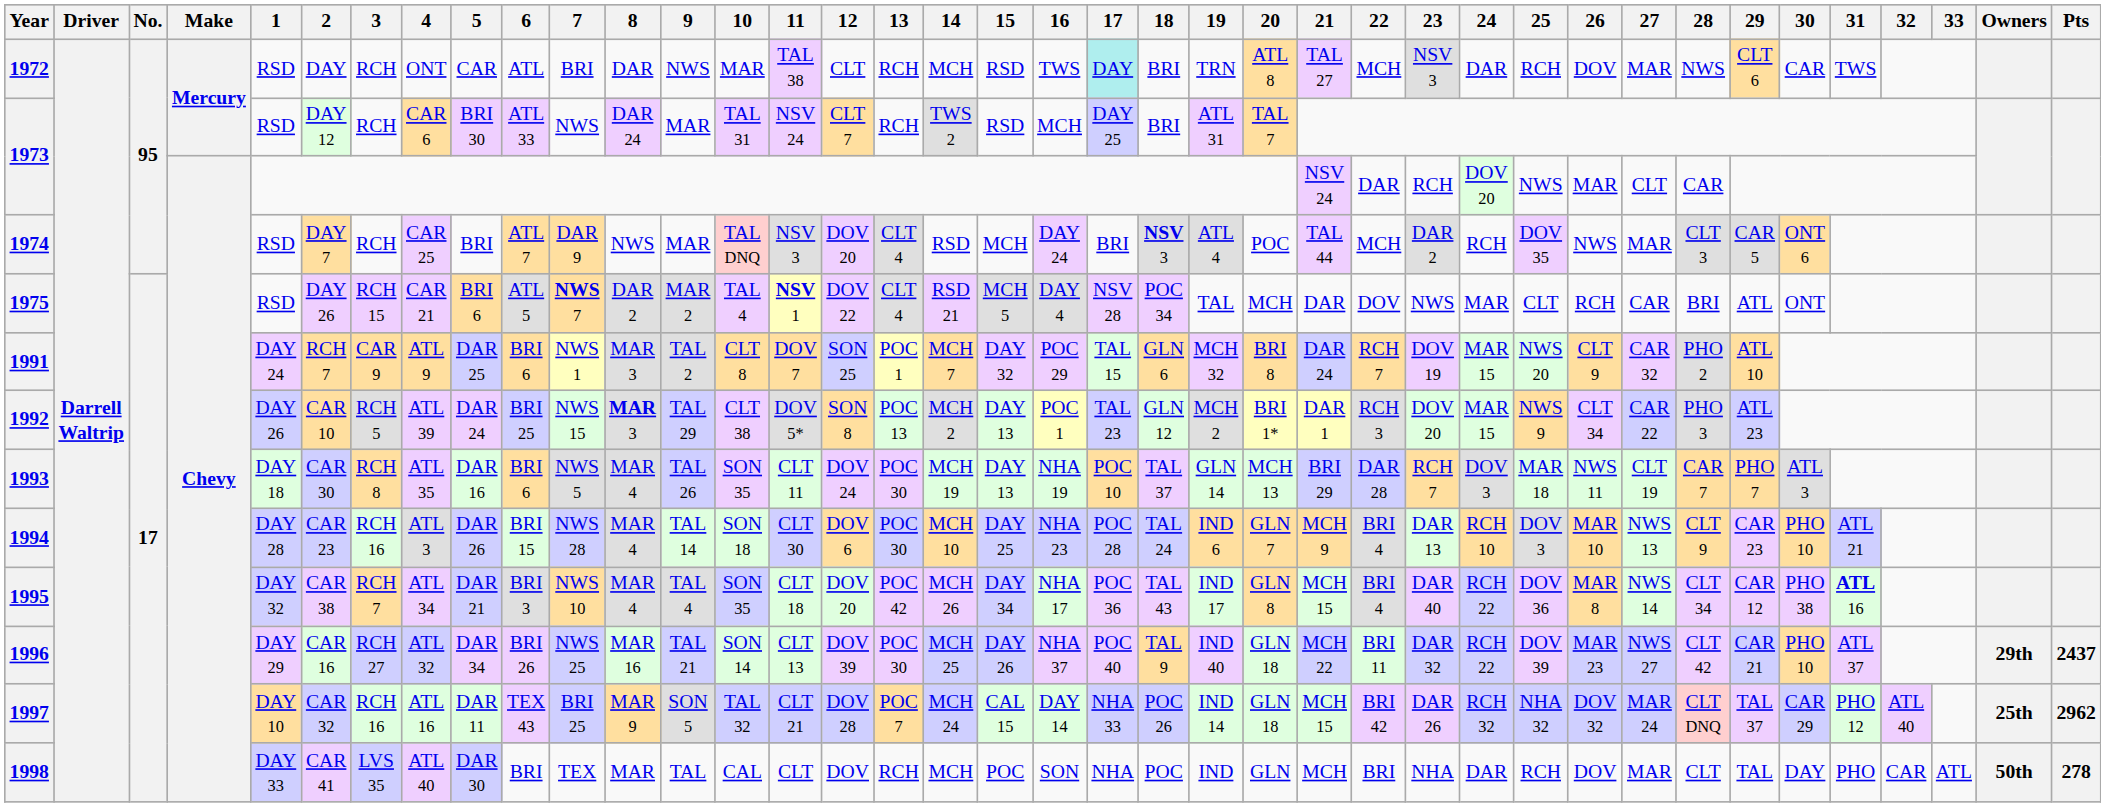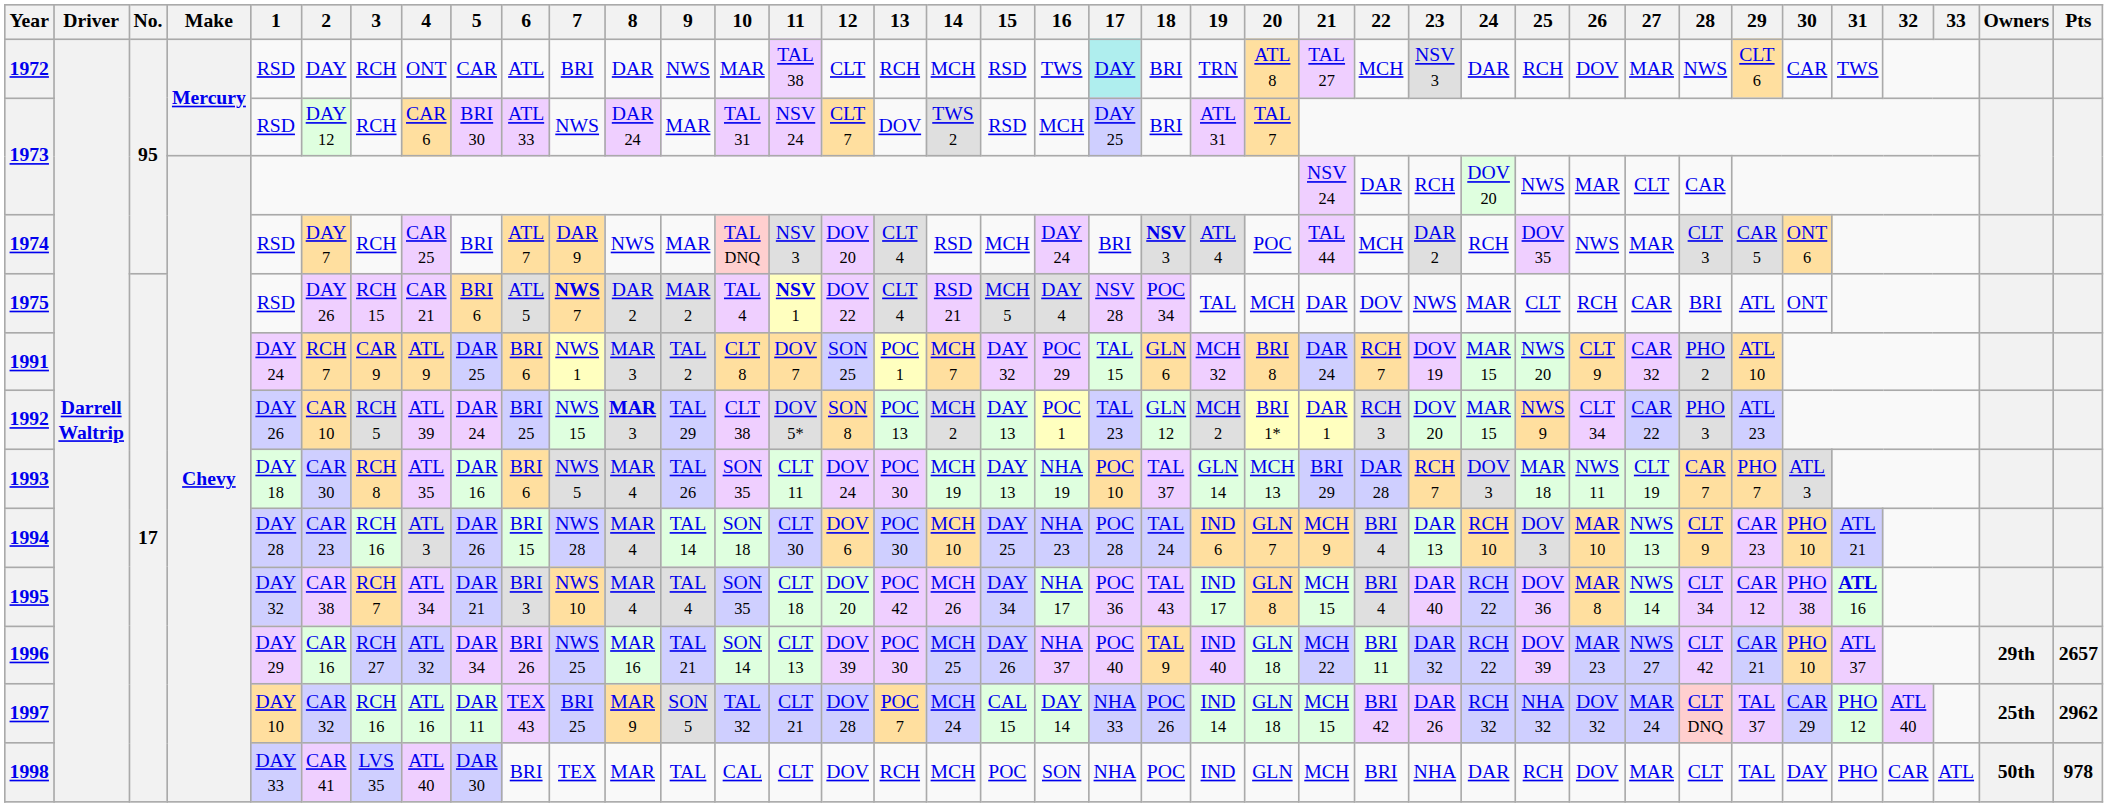(899, 126) RCH -> (900, 126) DOV
(2076, 654) 2437 -> (2078, 654) 2657
(2076, 772) 278 -> (2078, 772) 978
